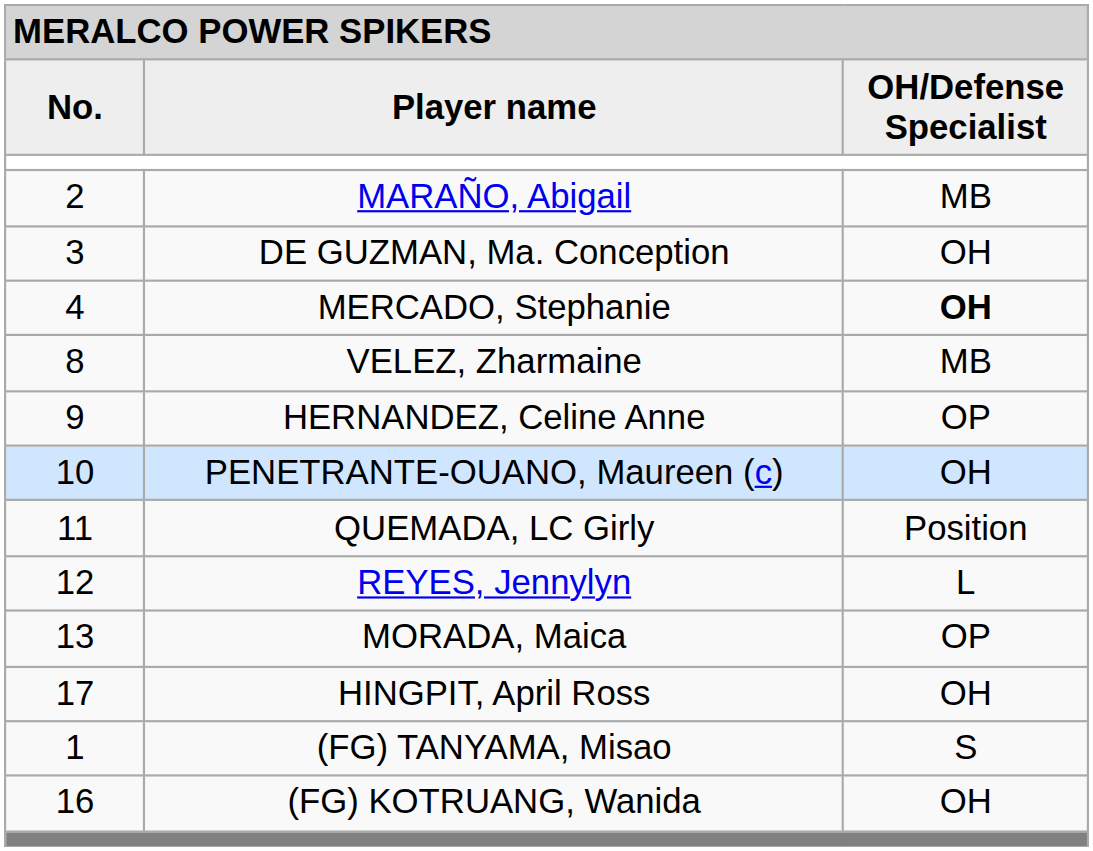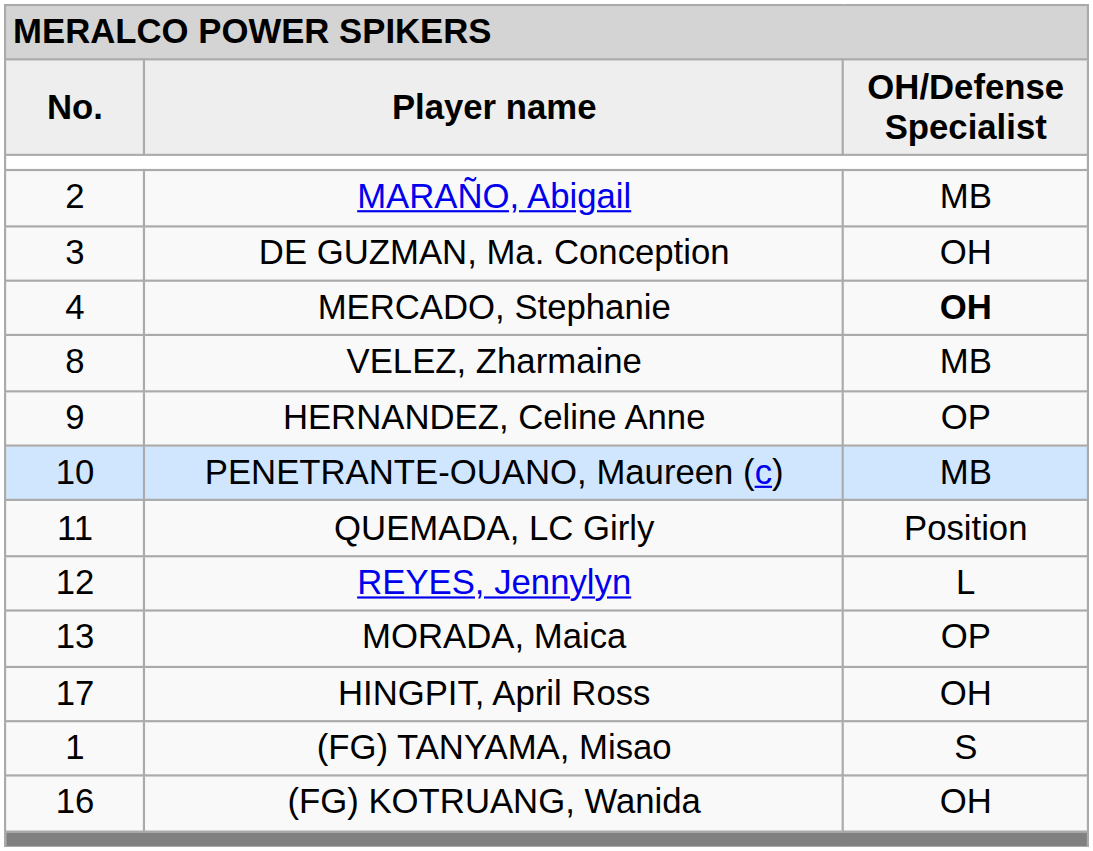(966, 472) OH -> (966, 472) MB
